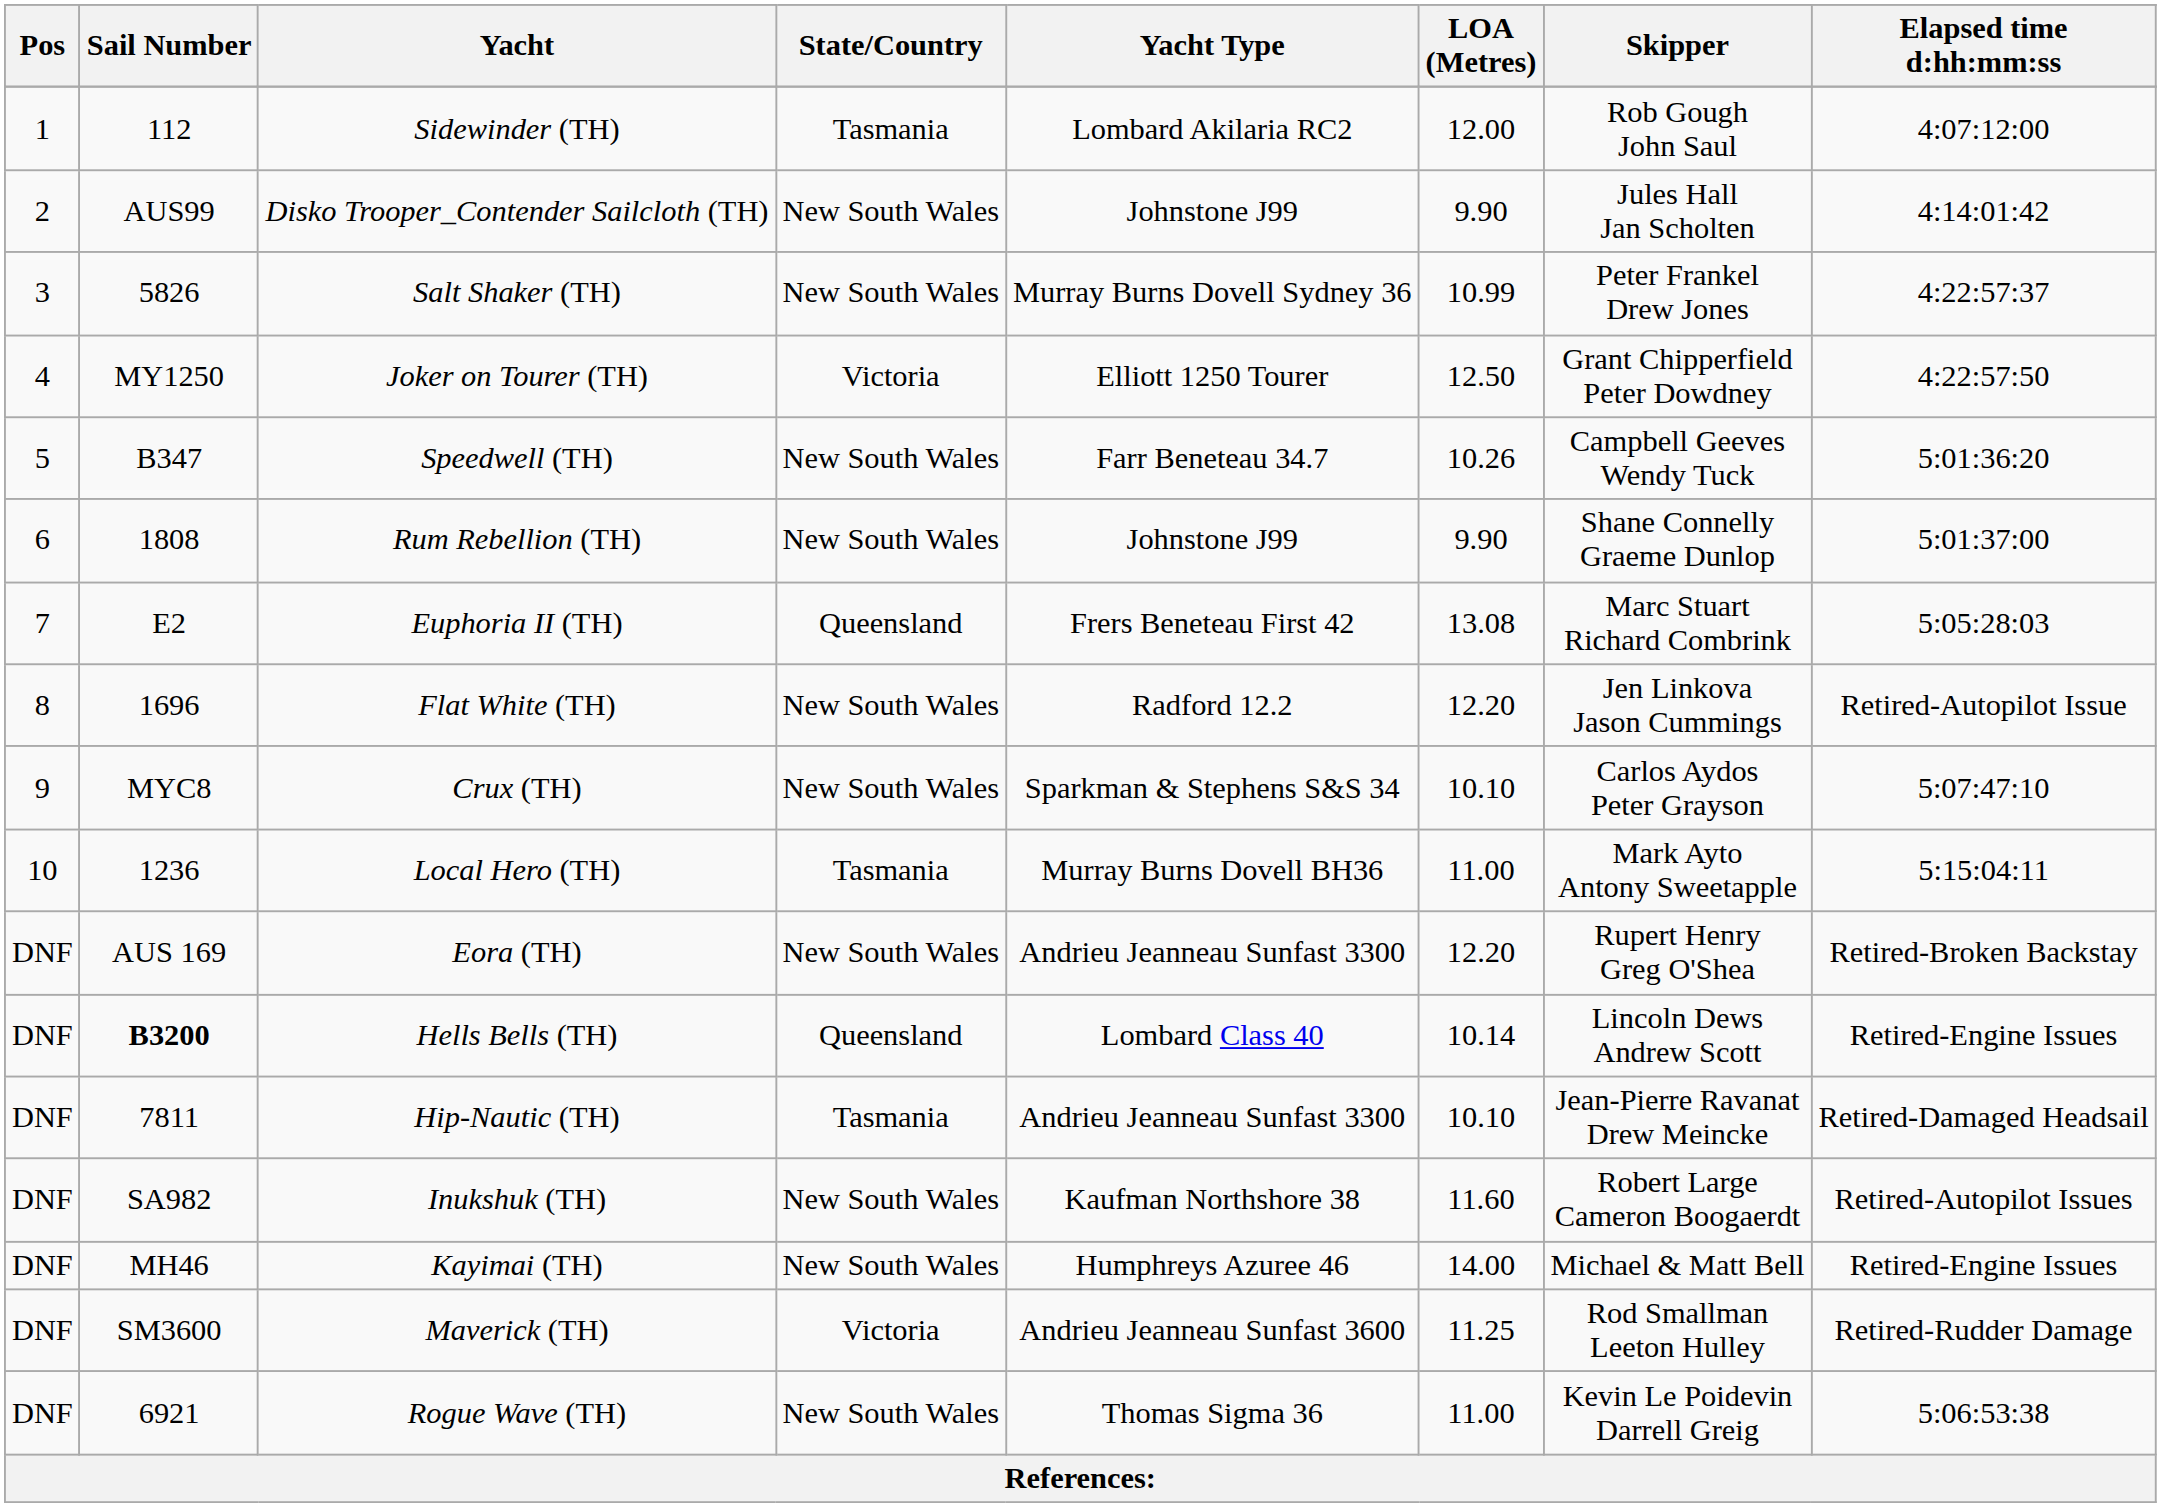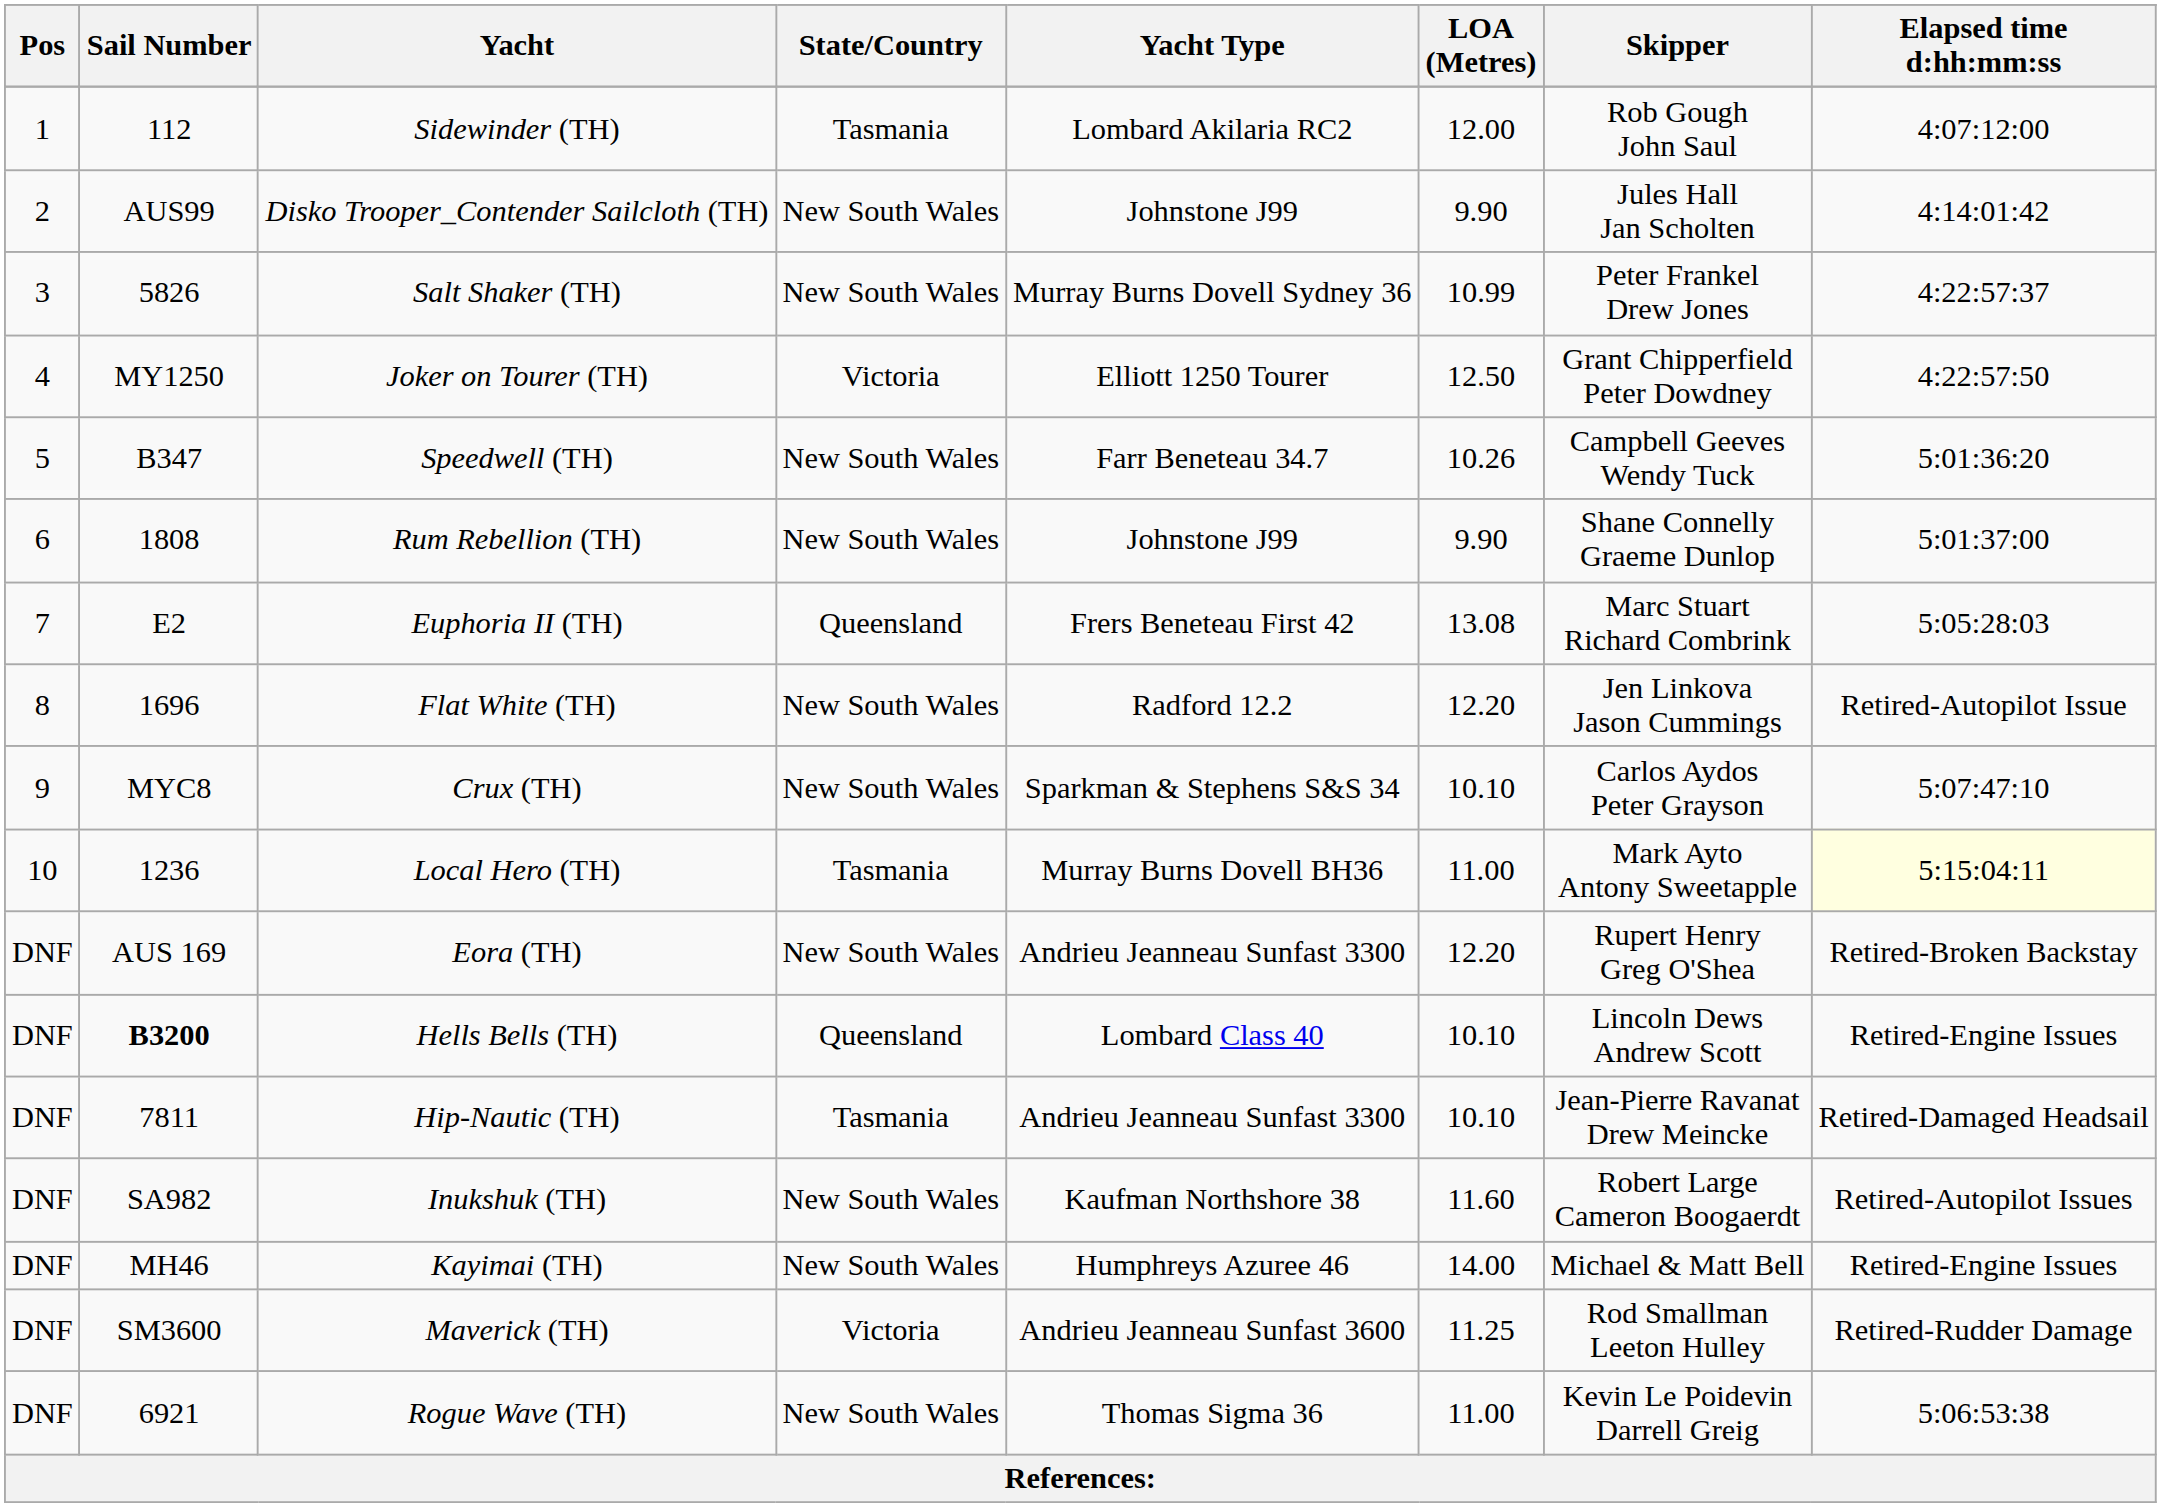(1984, 869) no background -> (1984, 869) lightyellow background
(1481, 1034) 10.14 -> (1481, 1034) 10.10
